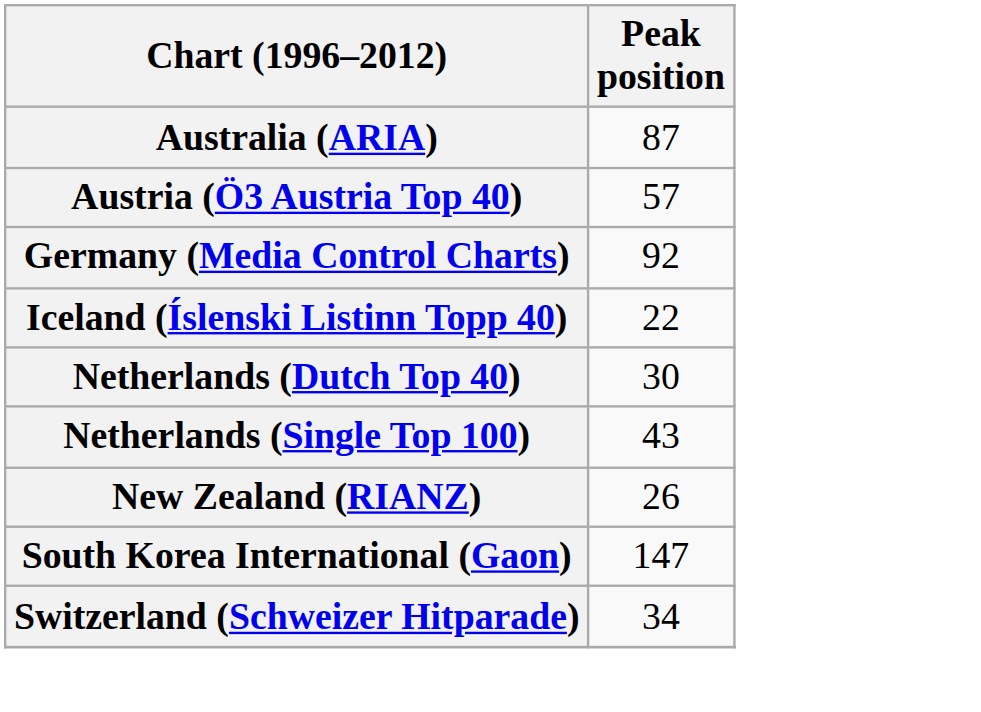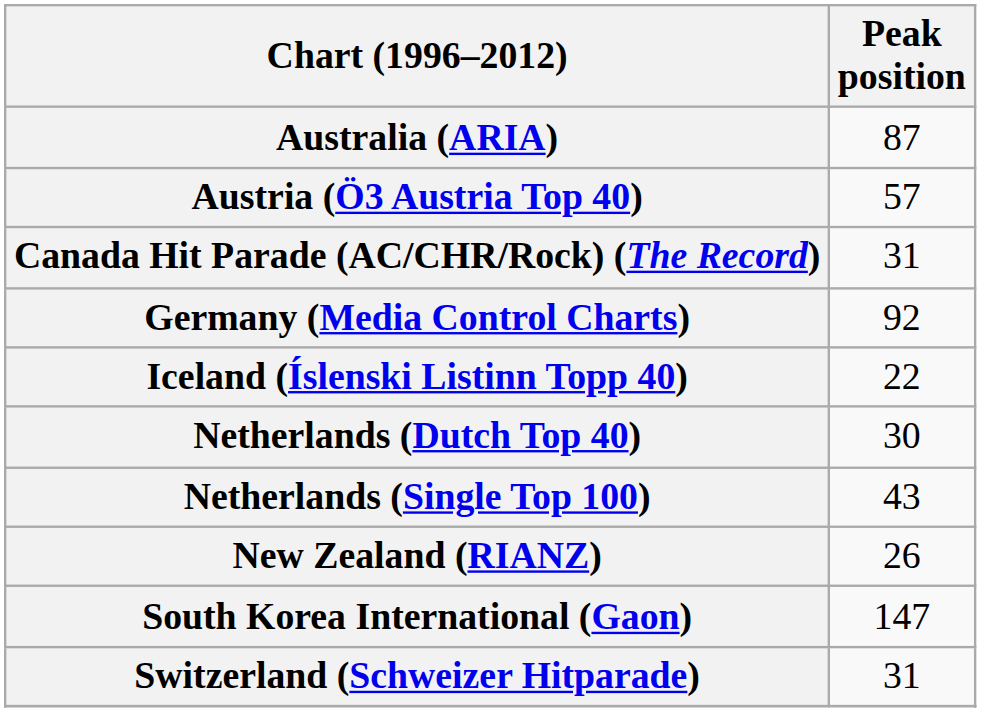+ row: (417, 256)
(661, 615) 34 -> (902, 675) 31
